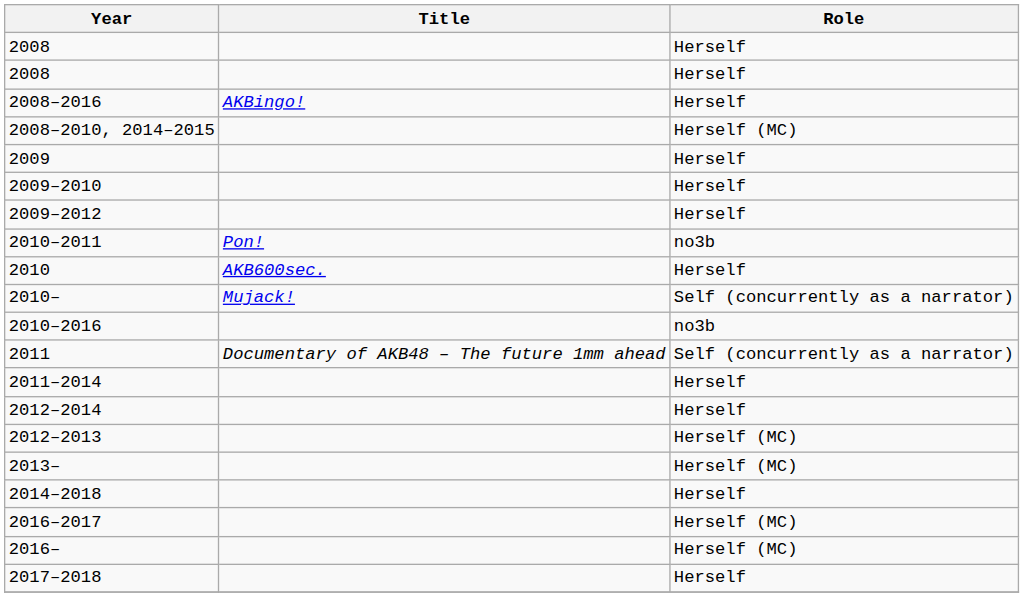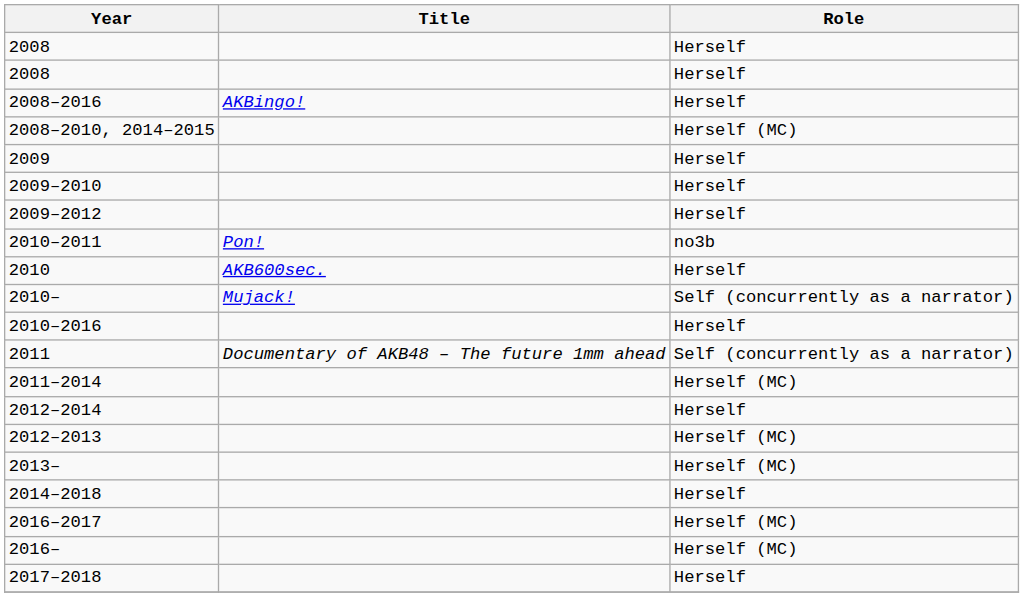(694, 326) no3b -> (710, 326) Herself
(710, 382) Herself -> (736, 382) Herself (MC)
